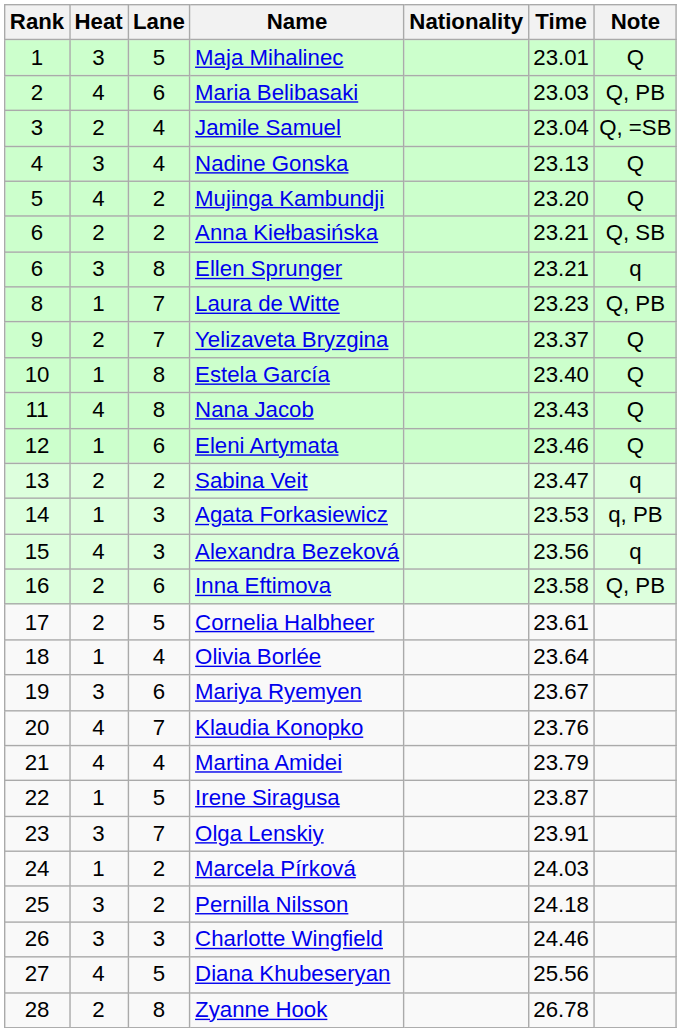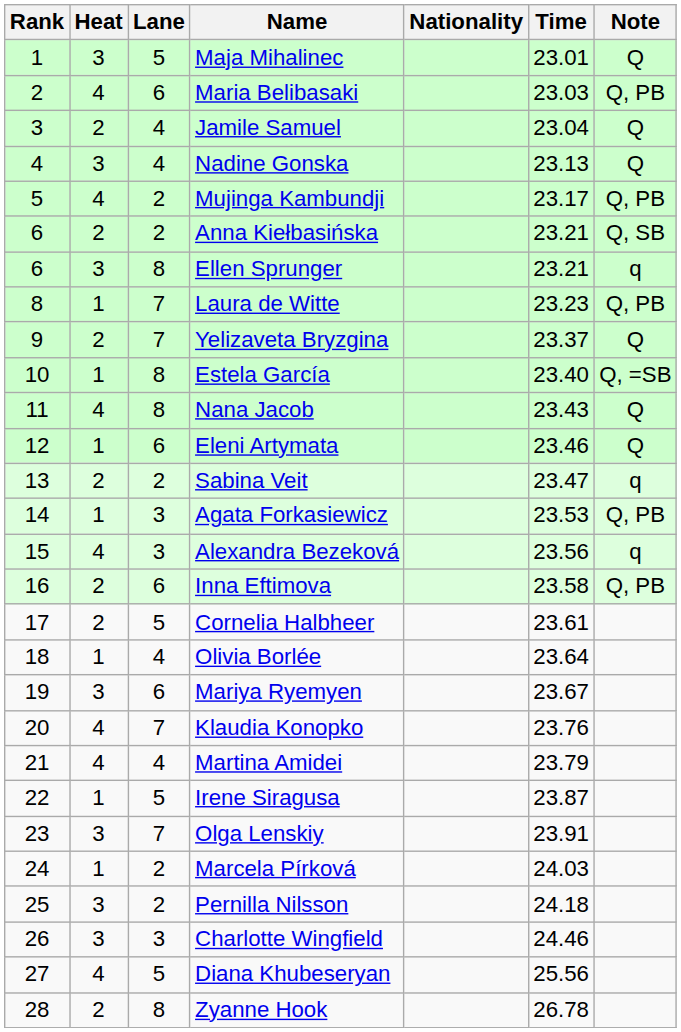(635, 127) Q, =SB -> (635, 127) Q
(561, 198) 23.20 -> (561, 198) 23.17
(635, 198) Q -> (635, 198) Q, PB
(635, 374) Q -> (635, 374) Q, =SB
(635, 515) q, PB -> (635, 515) Q, PB
